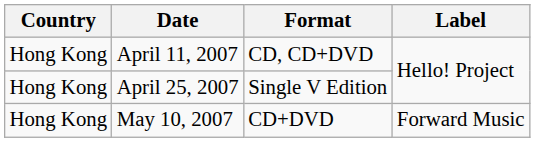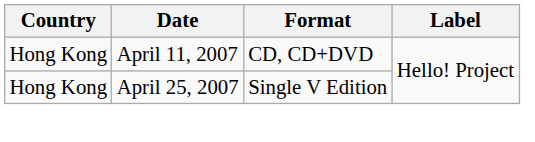- row: (175, 119)
